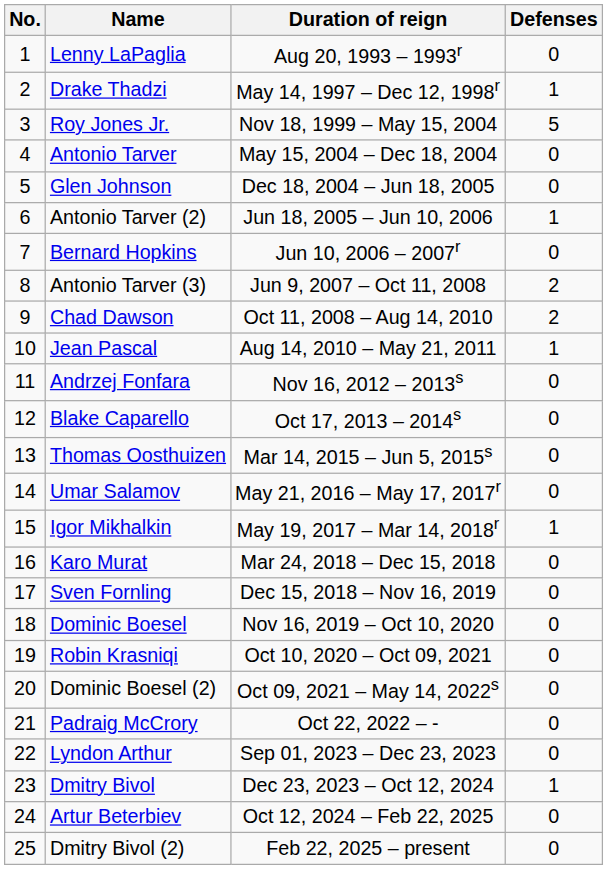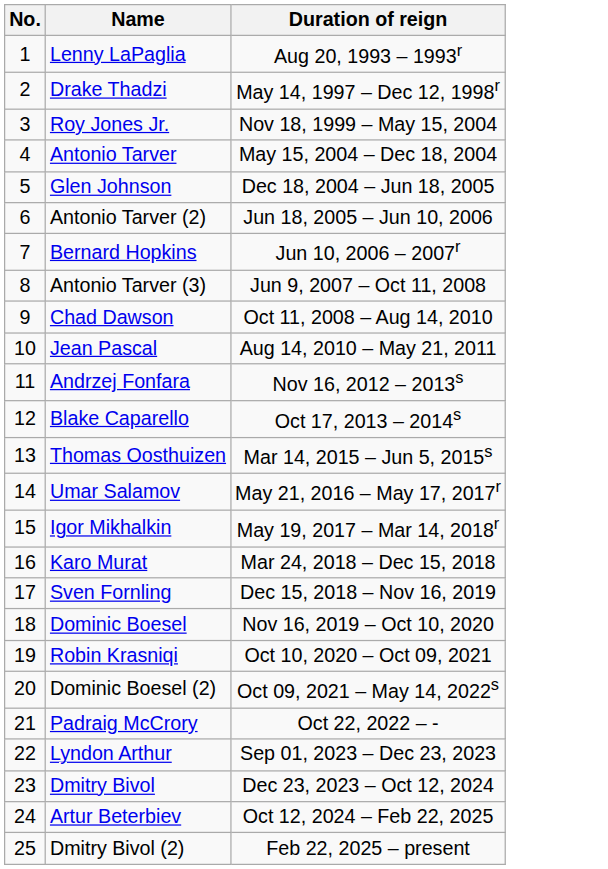- column: (554, 20)
